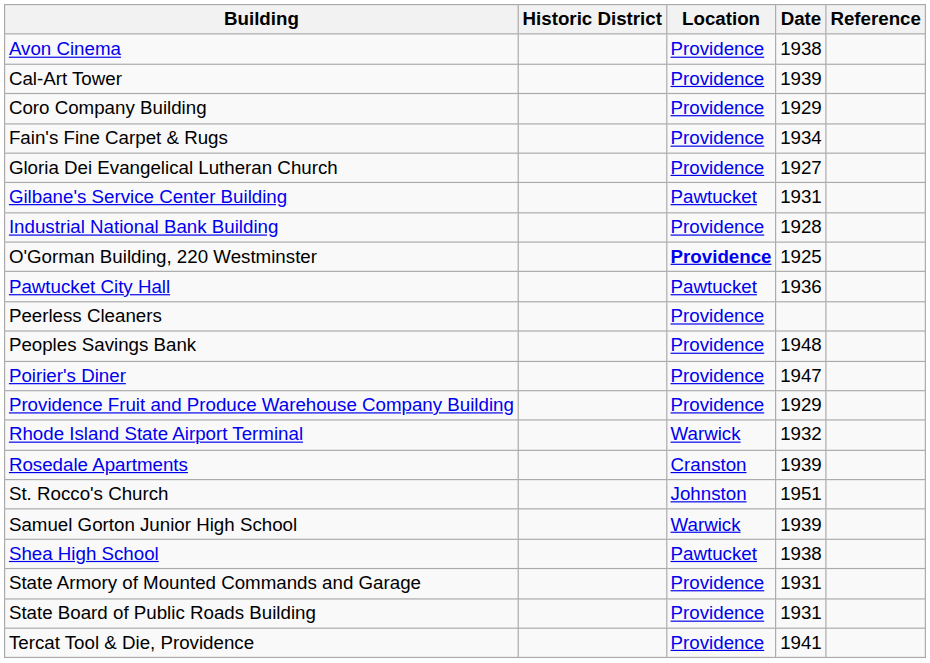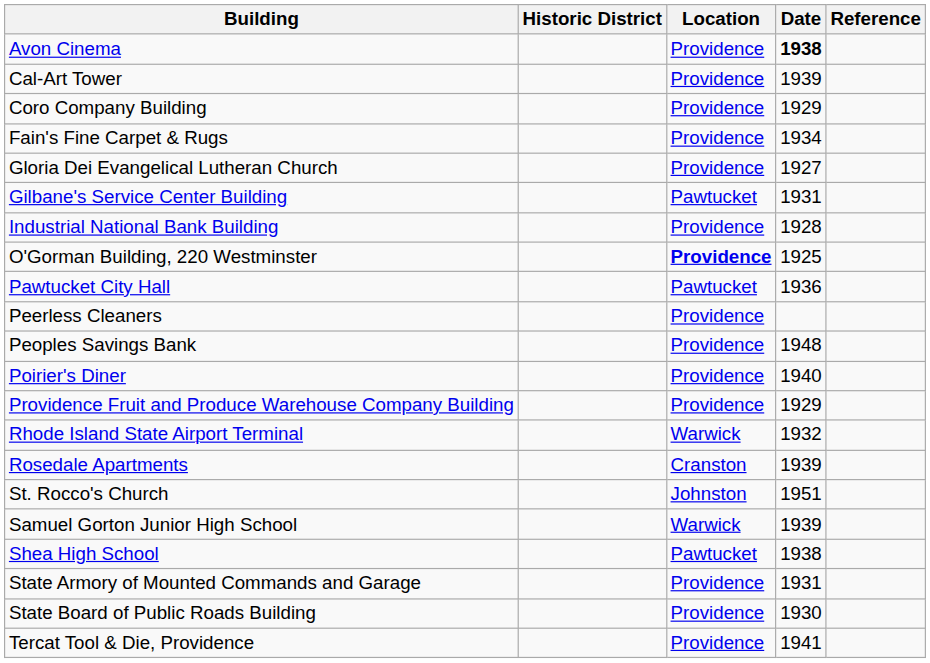(801, 49) normal -> (801, 49) bold
(801, 375) 1947 -> (801, 375) 1940
(801, 613) 1931 -> (801, 613) 1930
